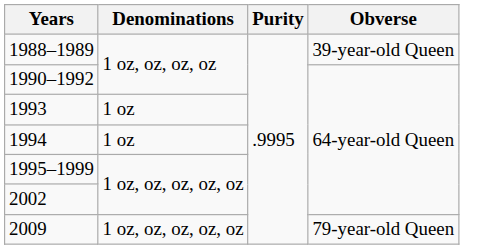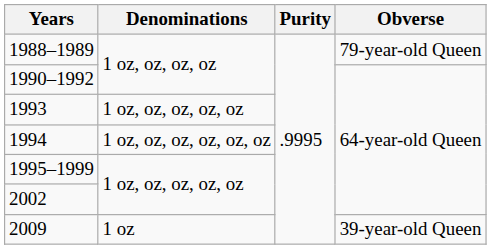(383, 49) 39-year-old Queen -> (411, 49) 79-year-old Queen
(119, 109) 1 oz -> (173, 109) 1 oz, oz, oz, oz, oz
(119, 139) 1 oz -> (187, 139) 1 oz, oz, oz, oz, oz, oz
(173, 229) 1 oz, oz, oz, oz, oz -> (119, 229) 1 oz
(383, 229) 79-year-old Queen -> (411, 229) 39-year-old Queen
